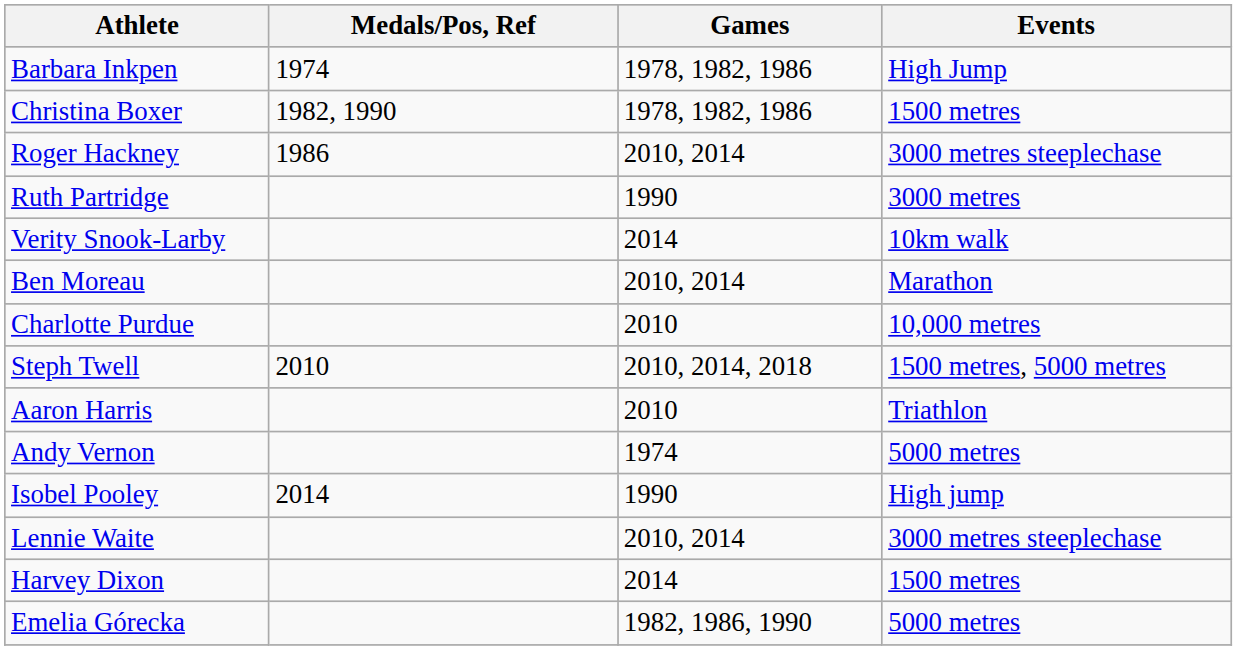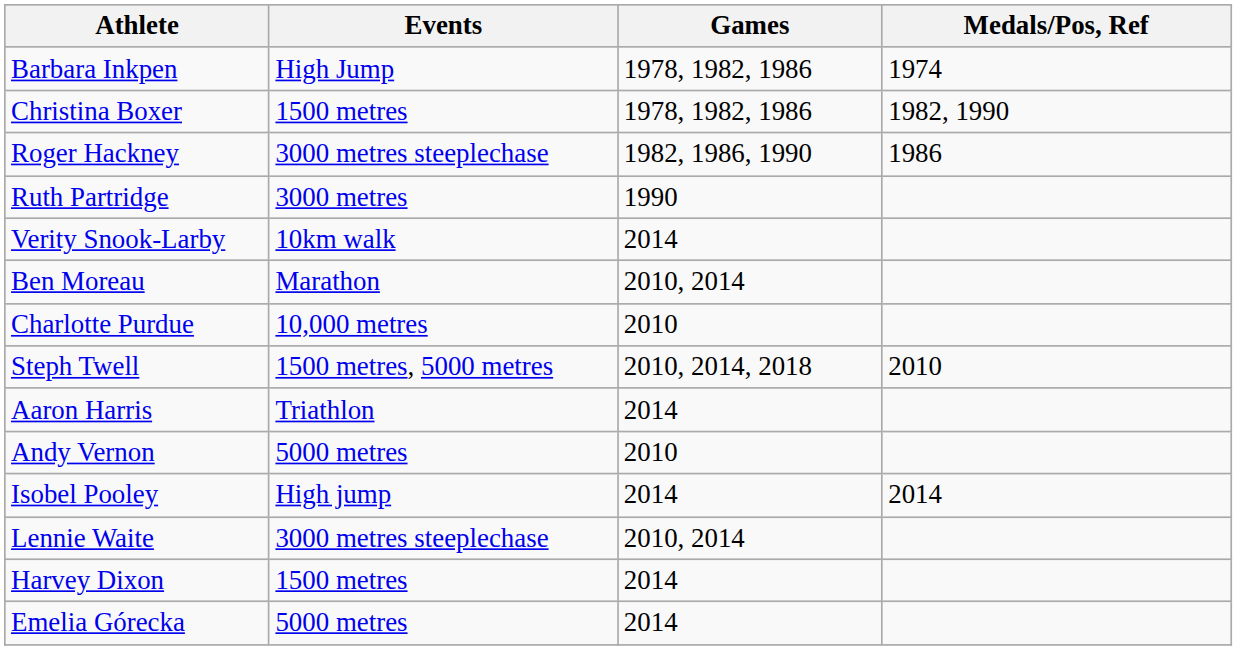columns swapped: (1056, 25) <-> (443, 25)
(684, 153) 2010, 2014 -> (718, 153) 1982, 1986, 1990
(651, 409) 2010 -> (651, 409) 2014
(651, 452) 1974 -> (651, 452) 2010
(651, 494) 1990 -> (651, 494) 2014
(718, 622) 1982, 1986, 1990 -> (651, 622) 2014
